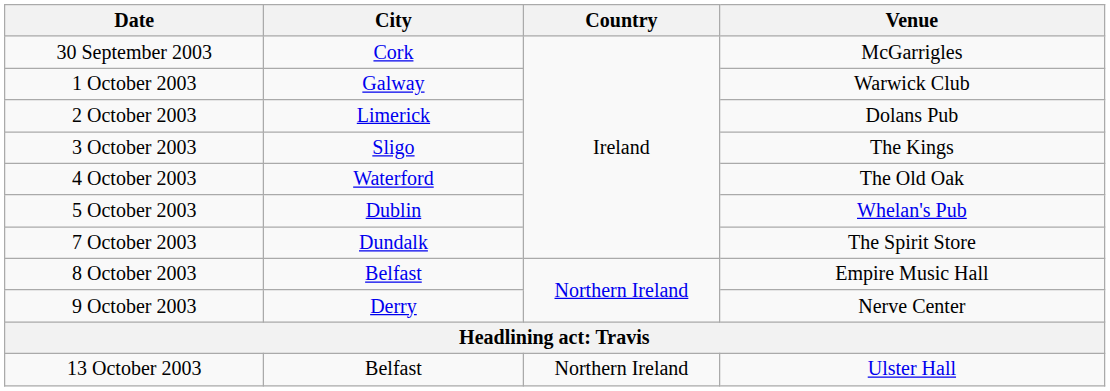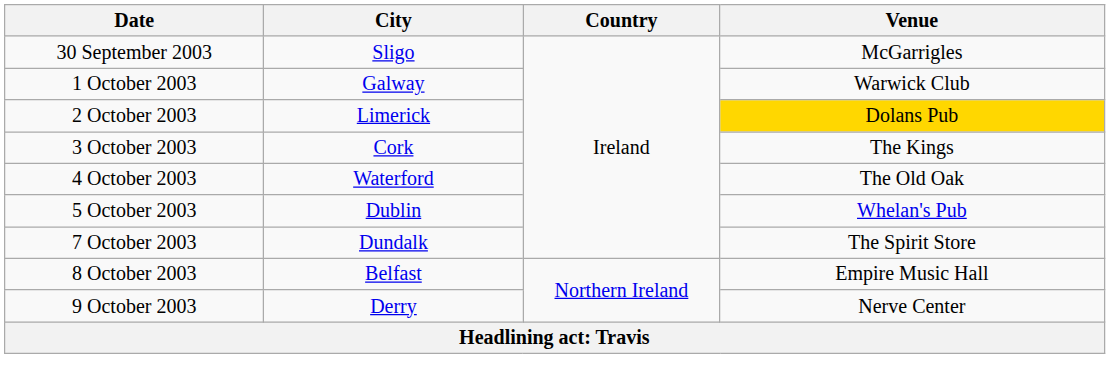(393, 52) Cork -> (393, 52) Sligo
(912, 115) no background -> (912, 115) gold background
(393, 147) Sligo -> (393, 147) Cork
- row: (134, 369)
